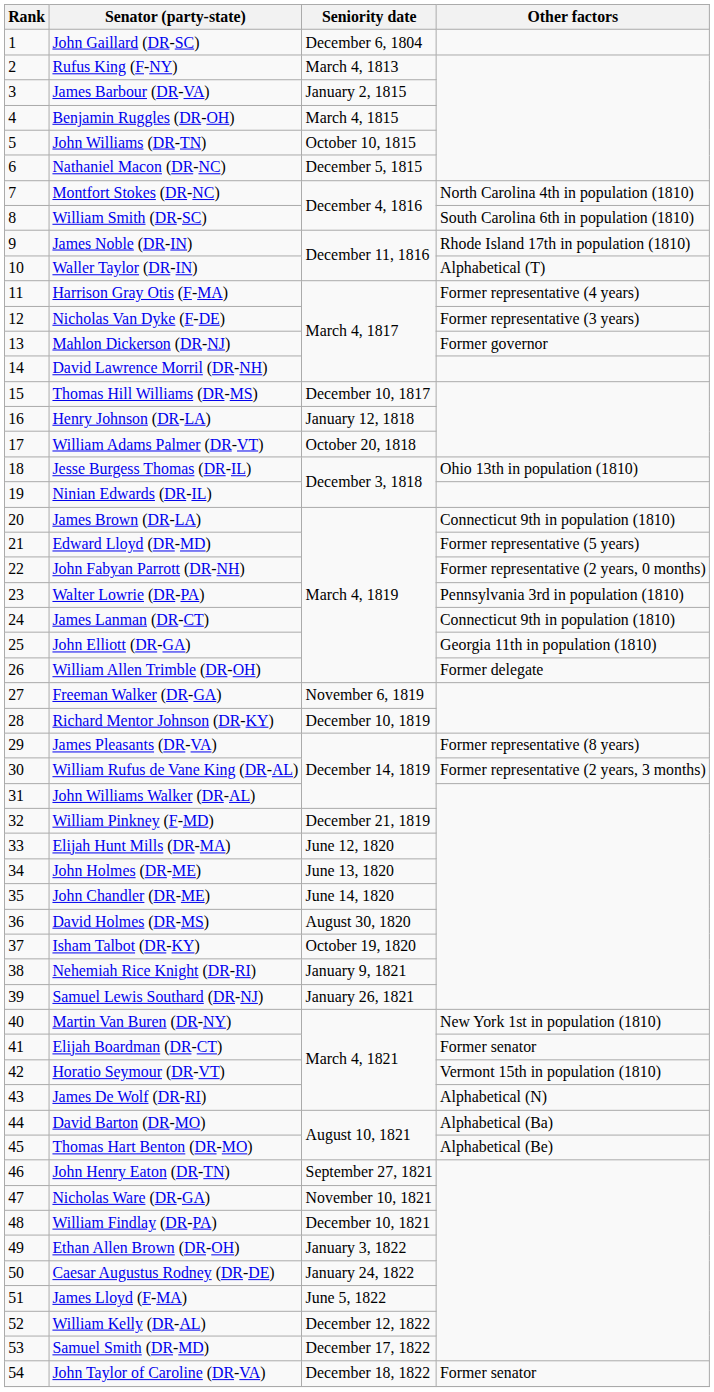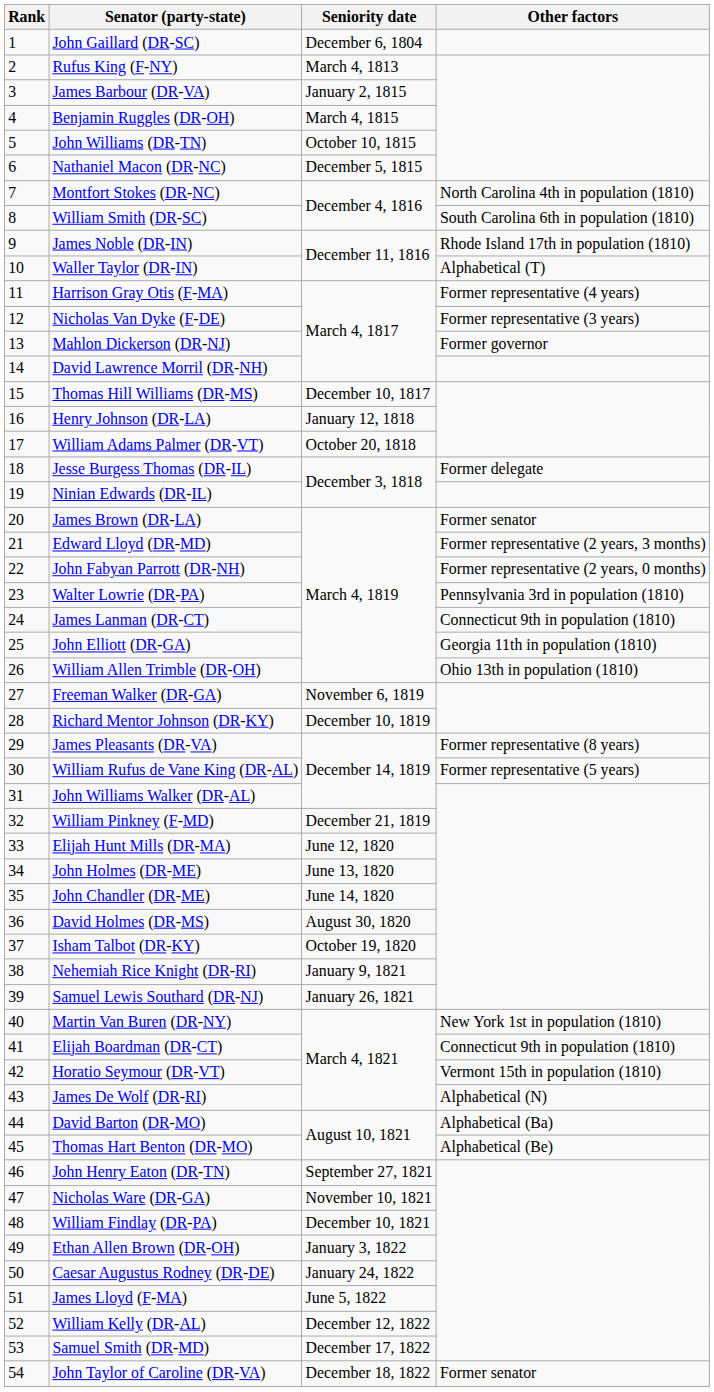(539, 469) Ohio 13th in population (1810) -> (492, 469) Former delegate
(558, 519) Connecticut 9th in population (1810) -> (488, 519) Former senator
(540, 544) Former representative (5 years) -> (573, 544) Former representative (2 years, 3 months)
(492, 670) Former delegate -> (539, 670) Ohio 13th in population (1810)
(573, 770) Former representative (2 years, 3 months) -> (540, 770) Former representative (5 years)
(488, 1047) Former senator -> (558, 1047) Connecticut 9th in population (1810)
